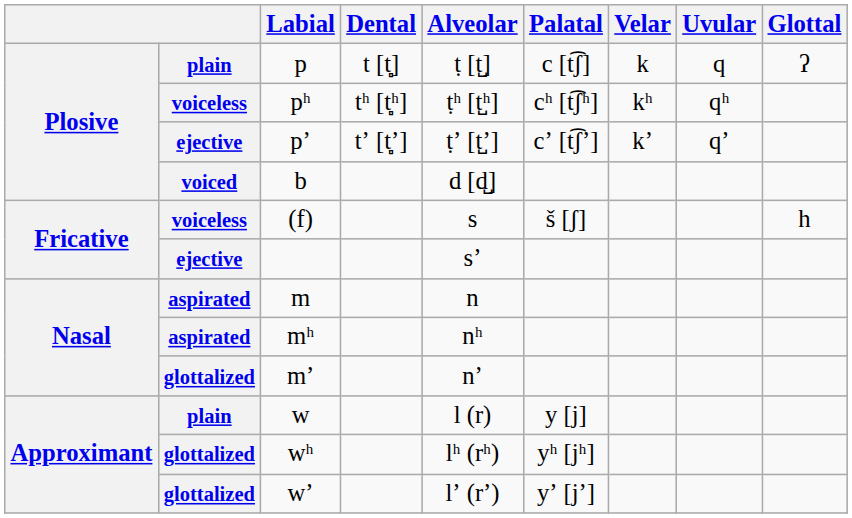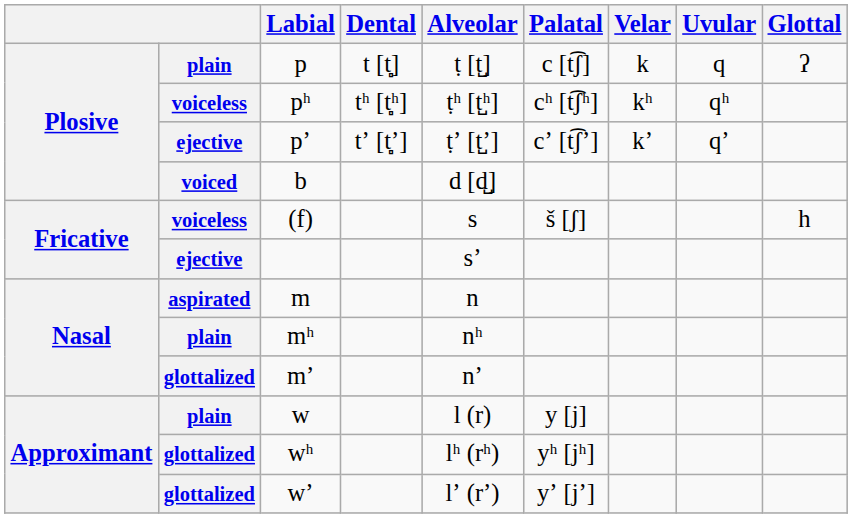(209, 338) aspirated -> (209, 338) plain
